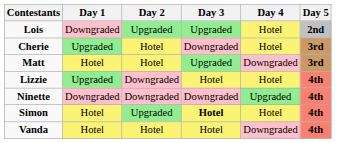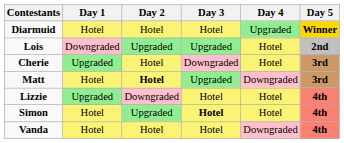+ row: (33, 29)
(152, 63) normal -> (152, 79) bold
- row: (33, 96)
